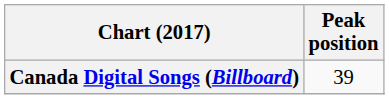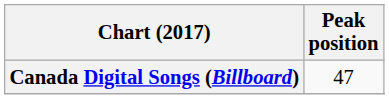(344, 76) 39 -> (344, 76) 47
